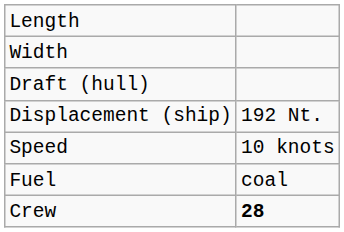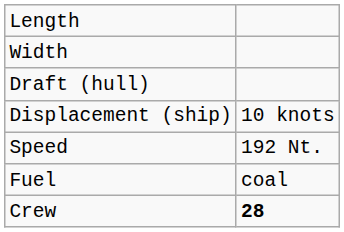(282, 116) 192 Nt. -> (288, 116) 10 knots
(288, 148) 10 knots -> (282, 148) 192 Nt.
